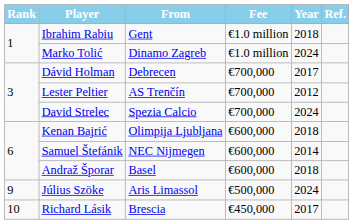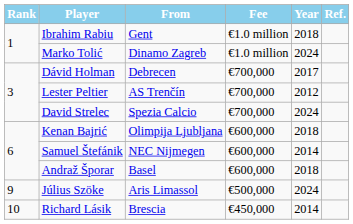(306, 209) 2017 -> (306, 209) 2014
